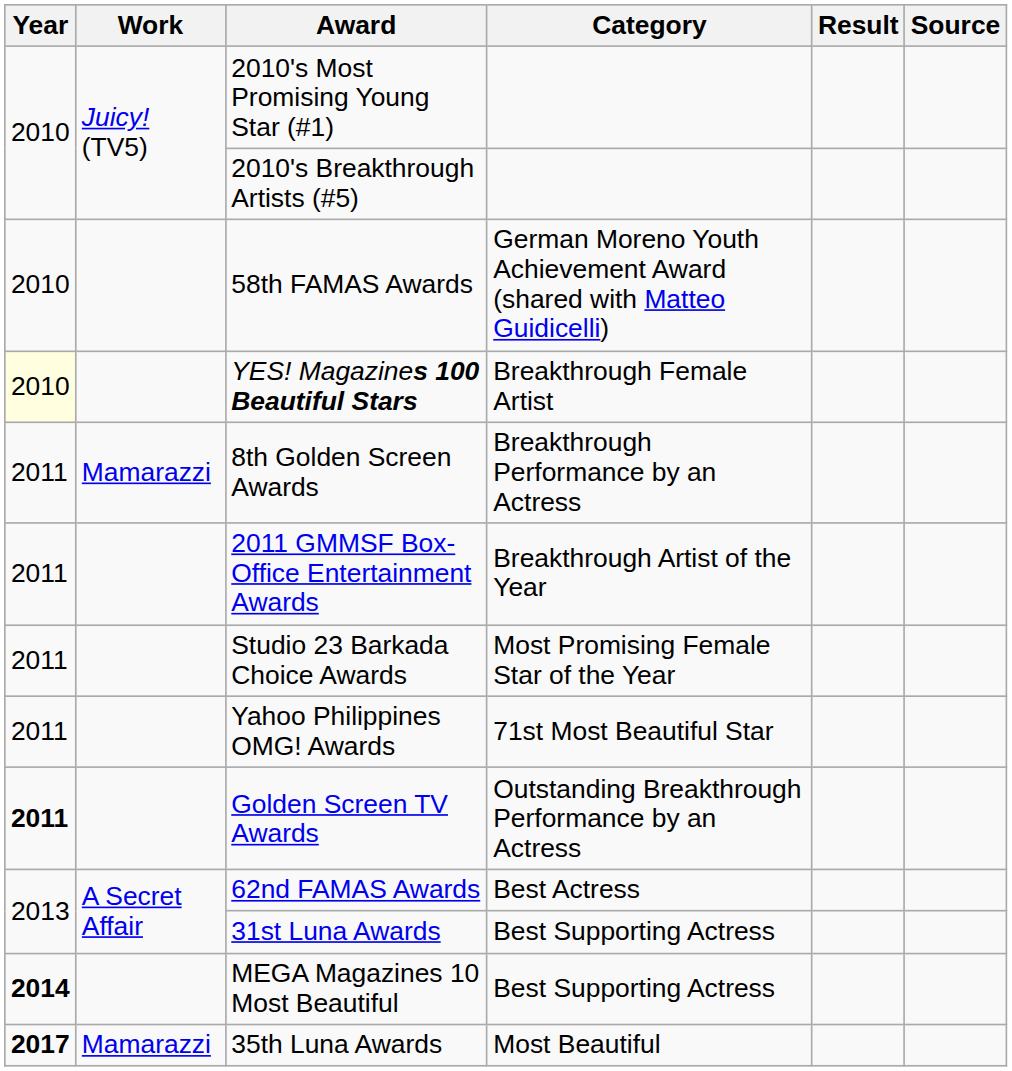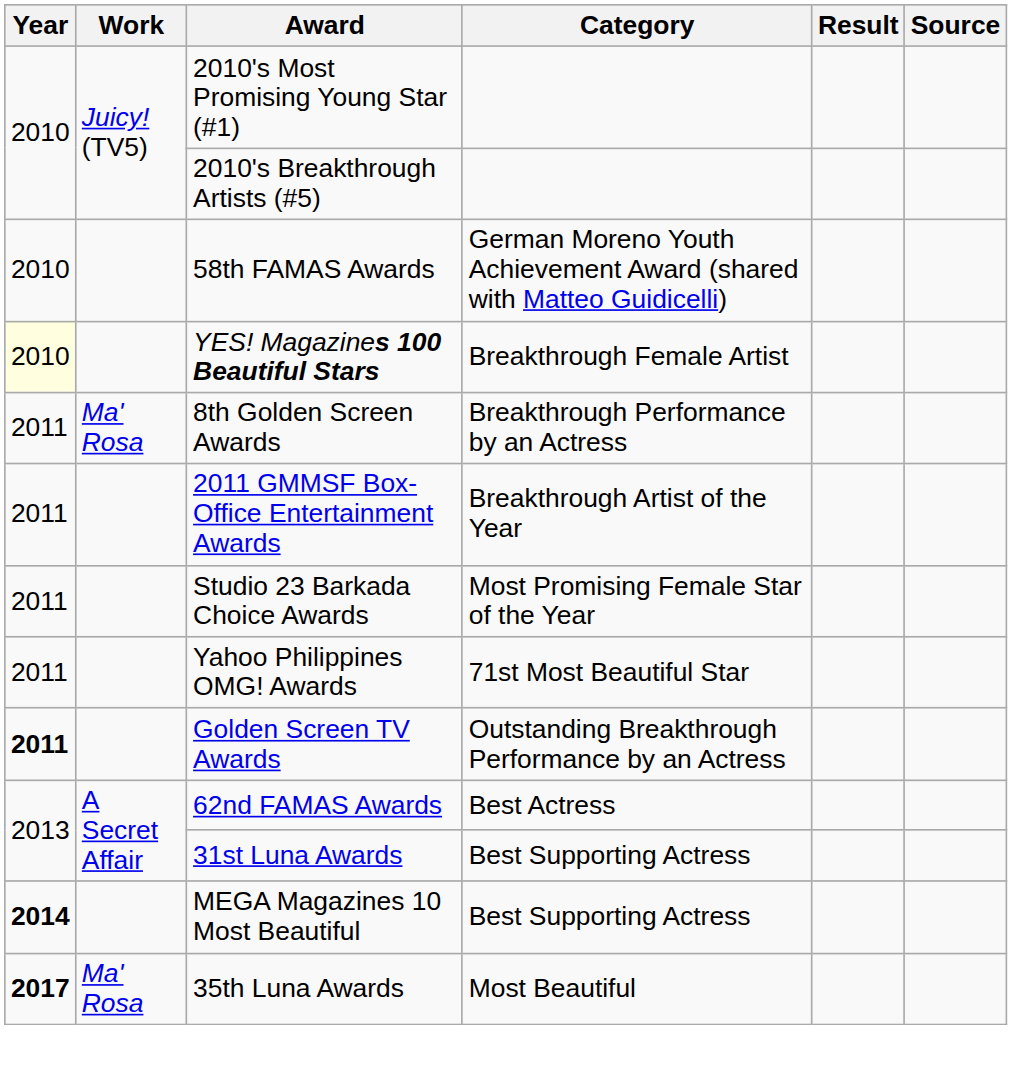(146, 472) Mamarazzi -> (113, 427) Ma' Rosa
(146, 1044) Mamarazzi -> (113, 988) Ma' Rosa
